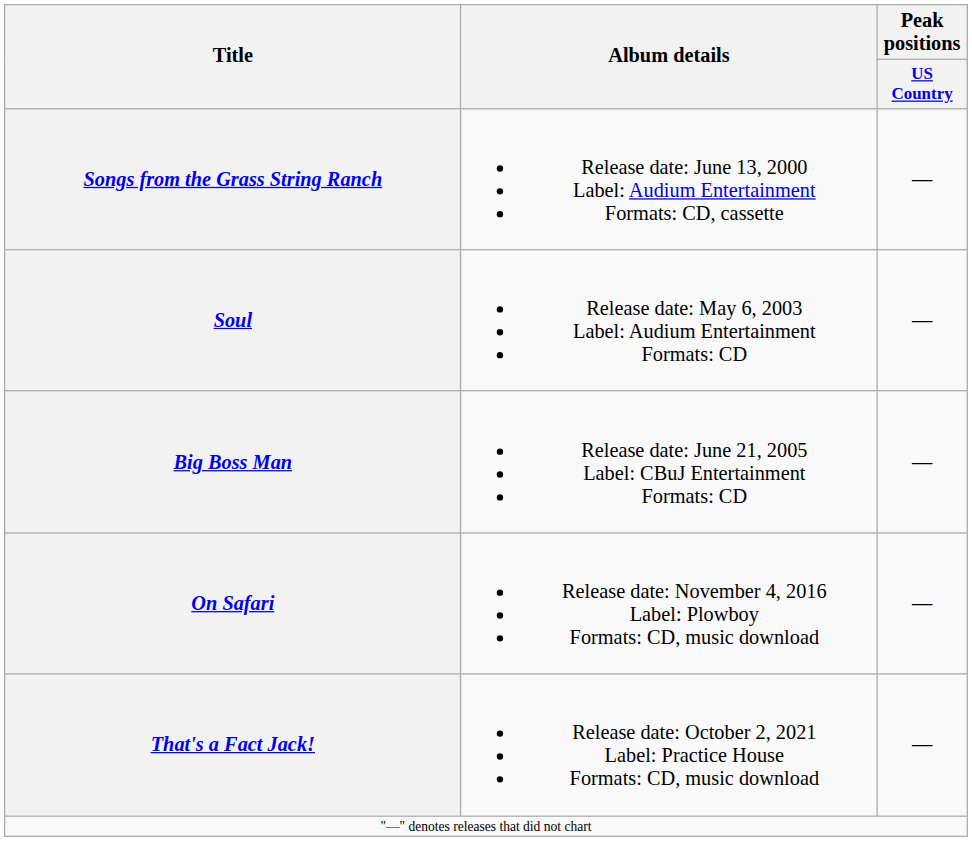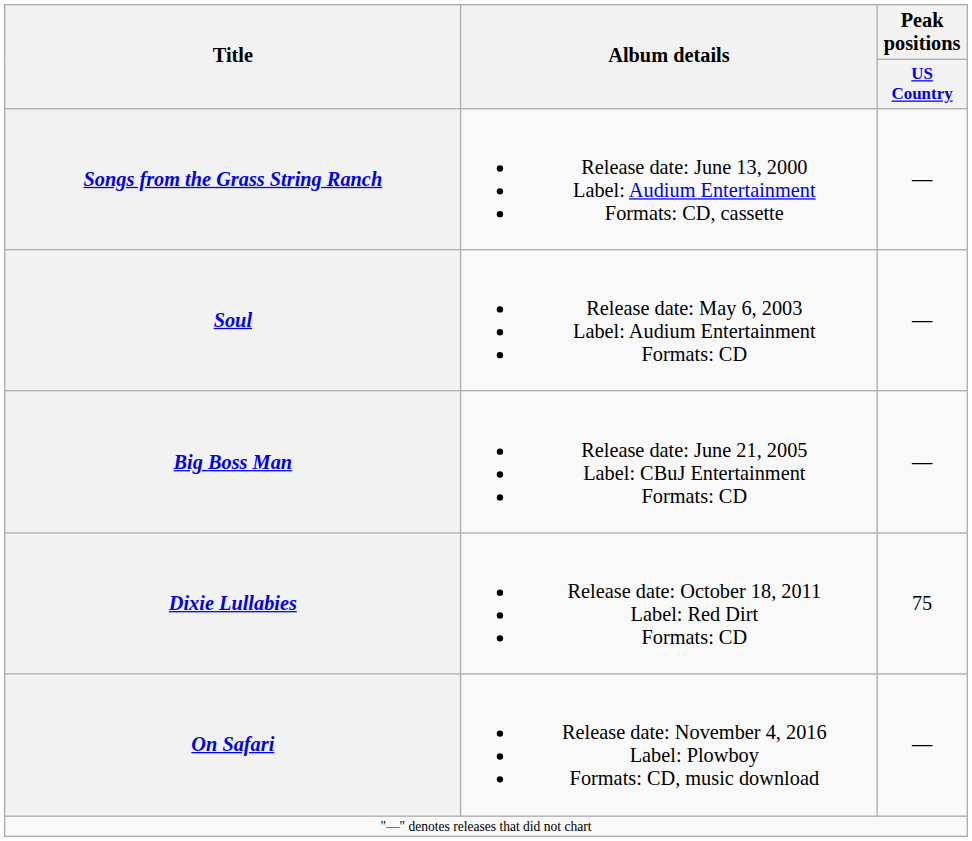+ row: (233, 603)
- row: (233, 744)
